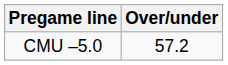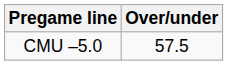(172, 45) 57.2 -> (172, 45) 57.5
